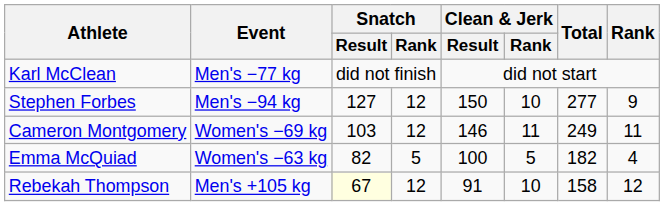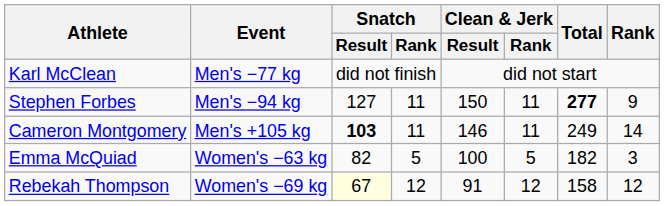(416, 102) 12 -> (416, 102) 11
(531, 102) 10 -> (531, 102) 11
(582, 102) normal -> (582, 102) bold
(261, 130) Women's −69 kg -> (253, 130) Men's +105 kg
(361, 130) normal -> (361, 130) bold
(416, 130) 12 -> (416, 130) 11
(633, 130) 11 -> (633, 130) 14
(633, 159) 4 -> (633, 159) 3
(253, 187) Men's +105 kg -> (261, 187) Women's −69 kg
(531, 187) 10 -> (531, 187) 12
